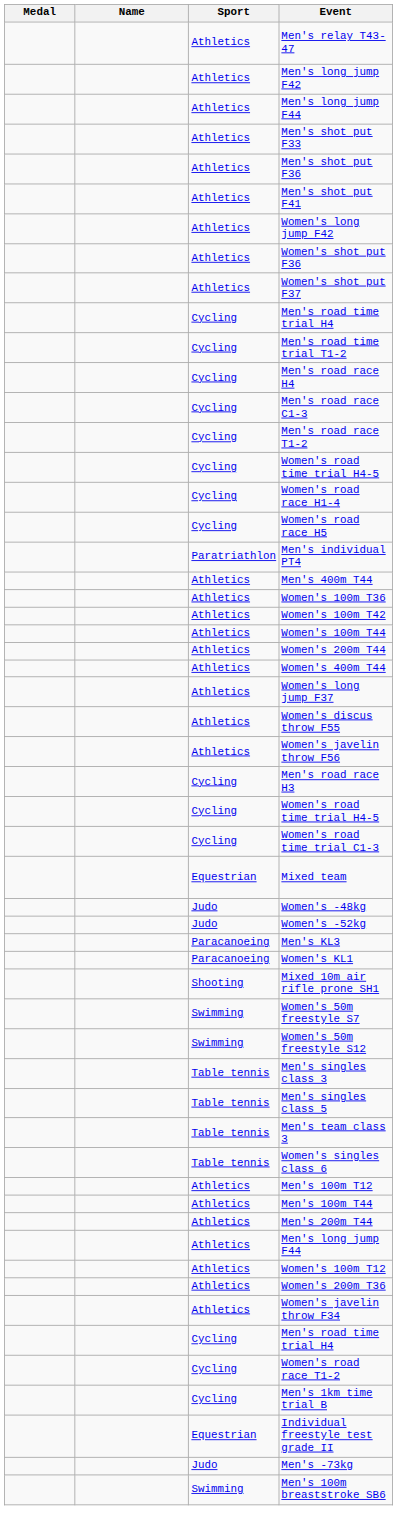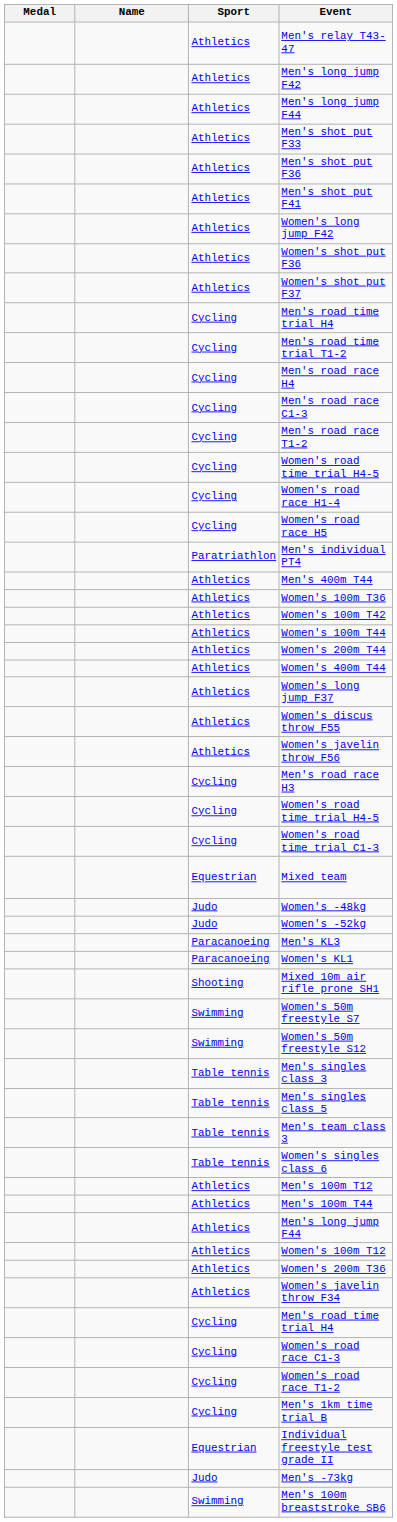- row: (221, 1222)
+ row: (214, 1353)
